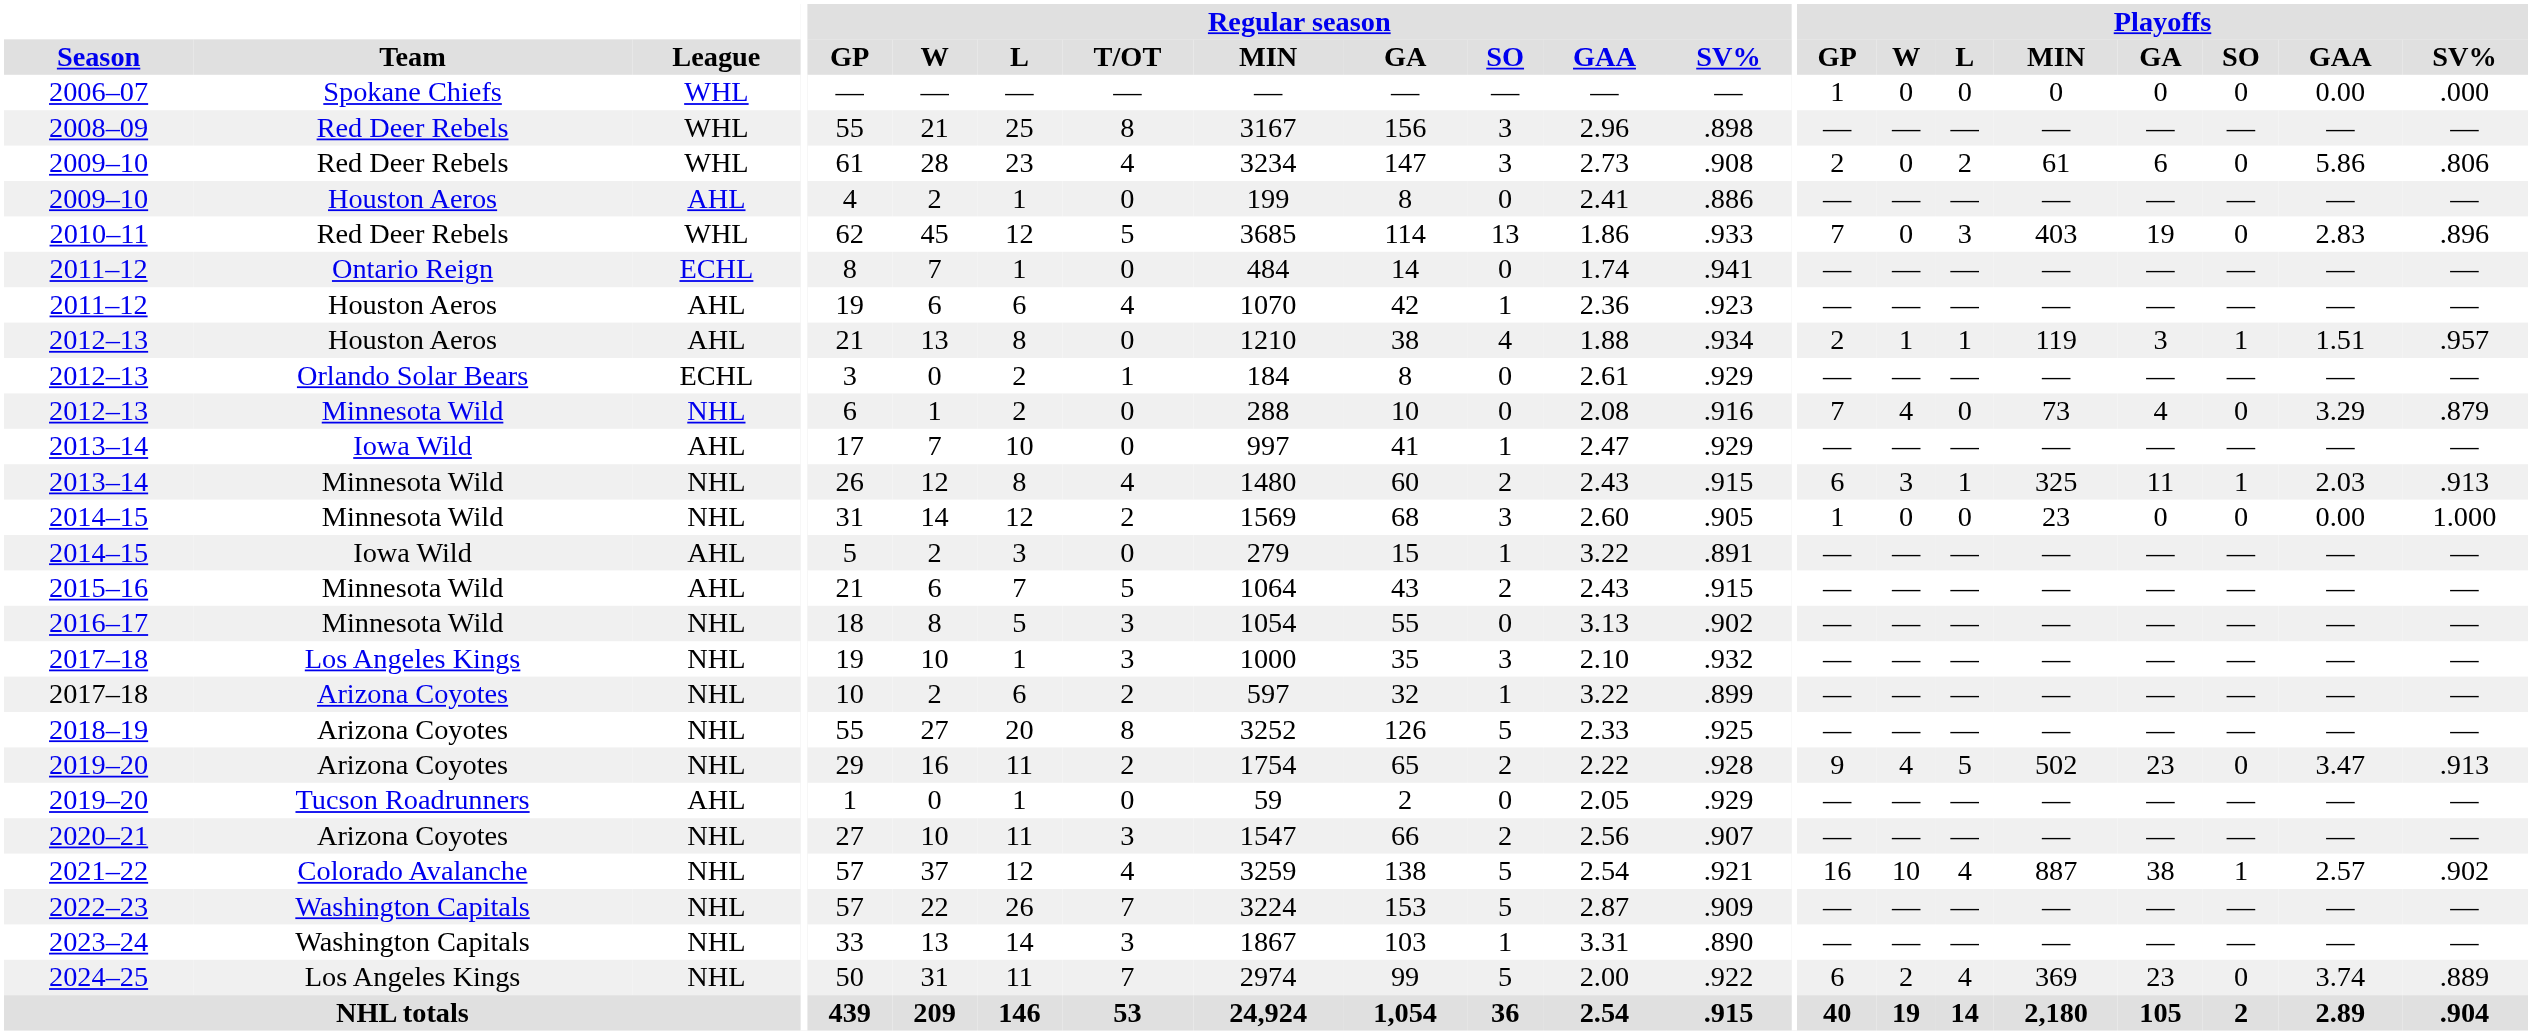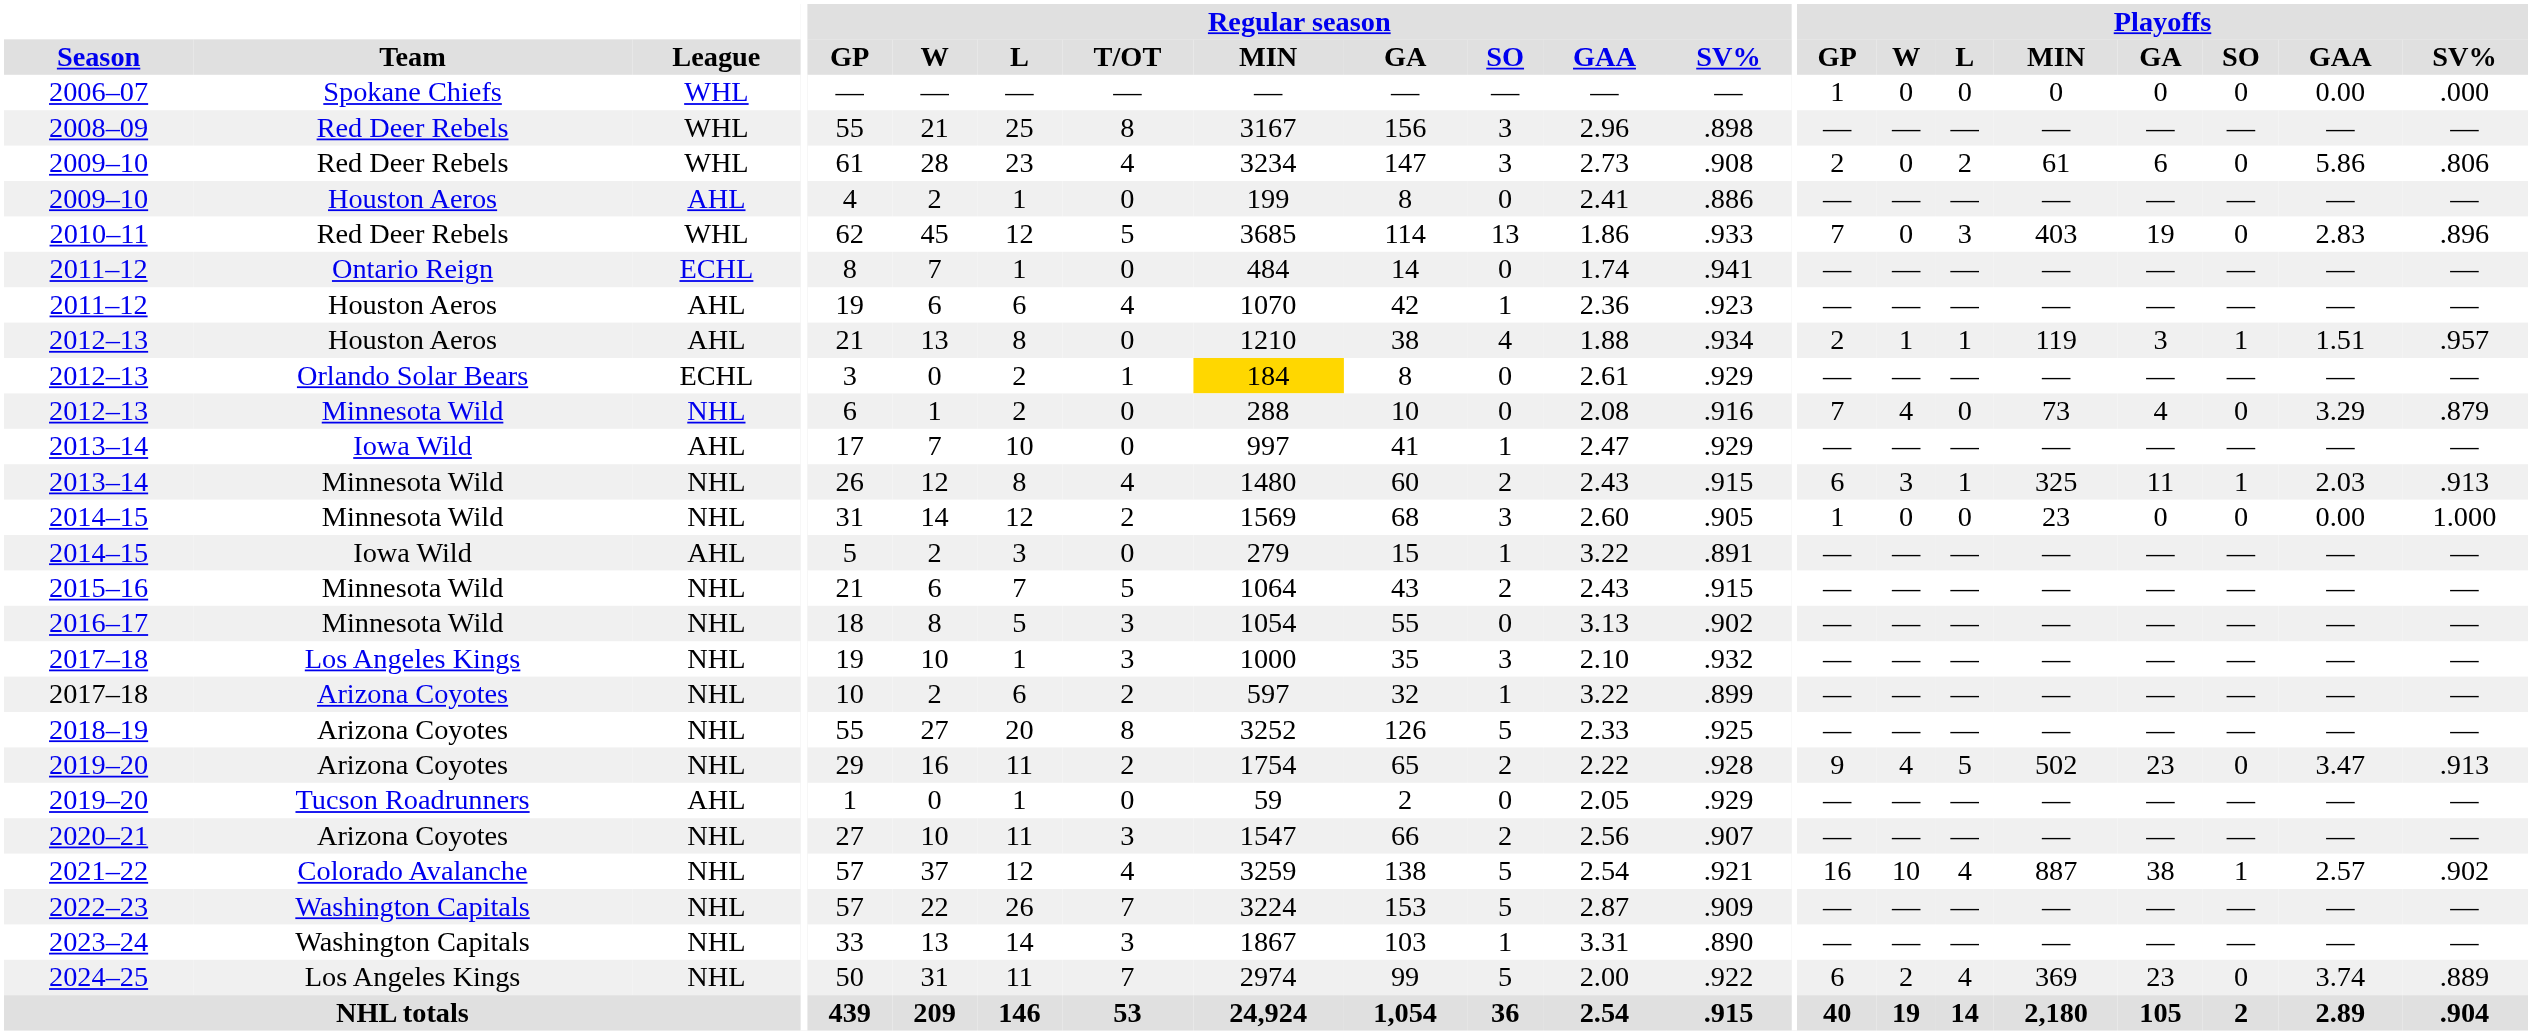(1268, 375) no background -> (1268, 375) gold background
(716, 587) AHL -> (716, 587) NHL
